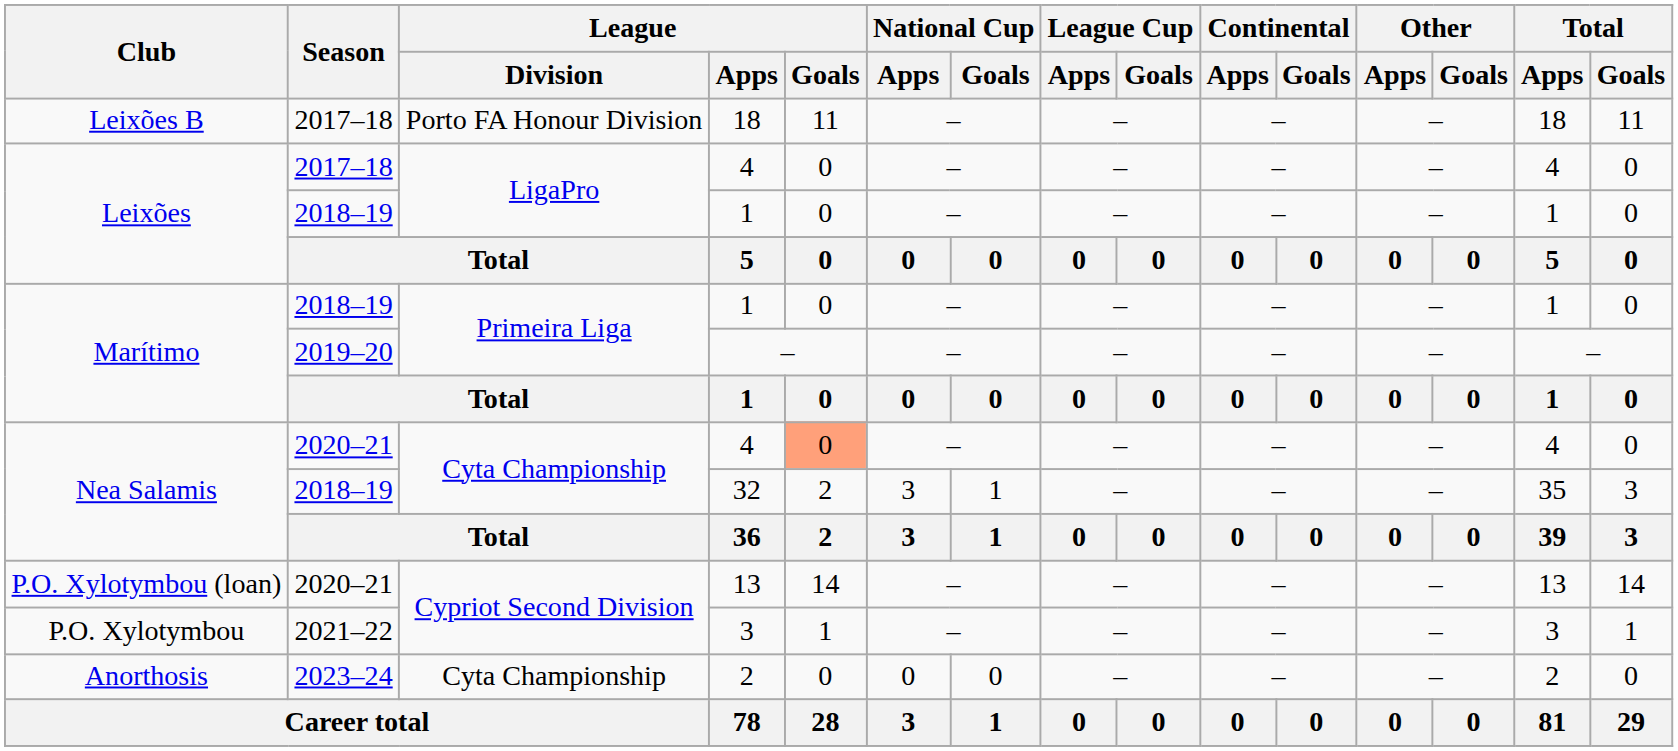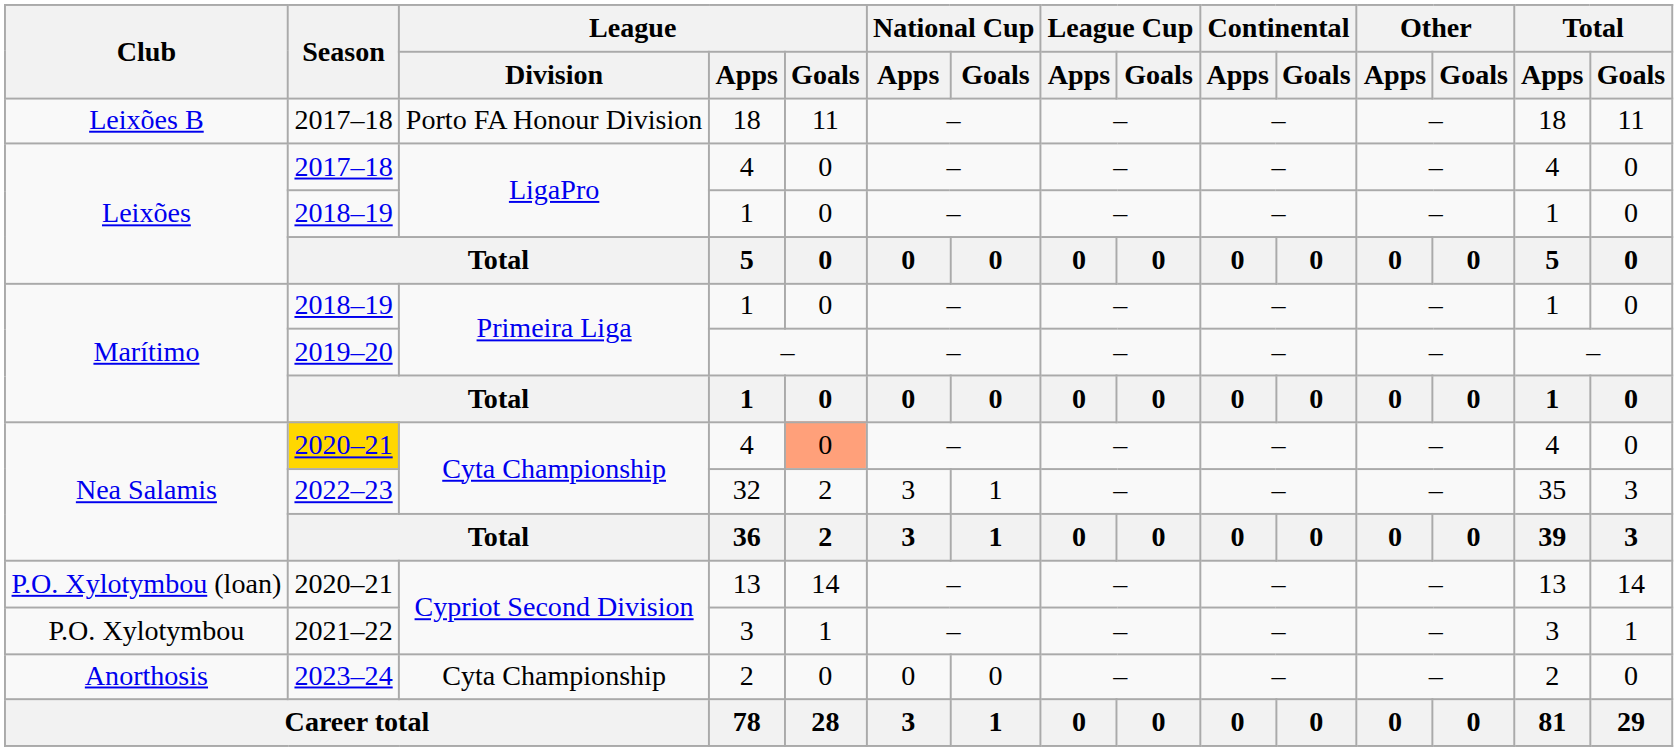(344, 444) no background -> (344, 444) gold background
(344, 491) 2018–19 -> (344, 491) 2022–23
